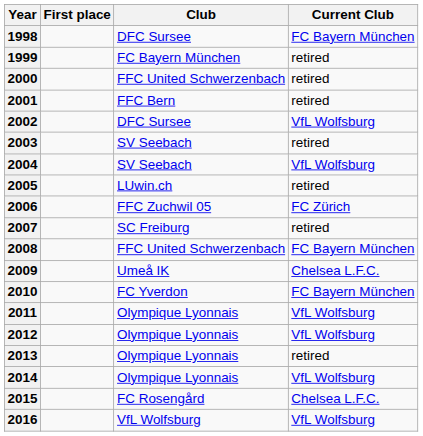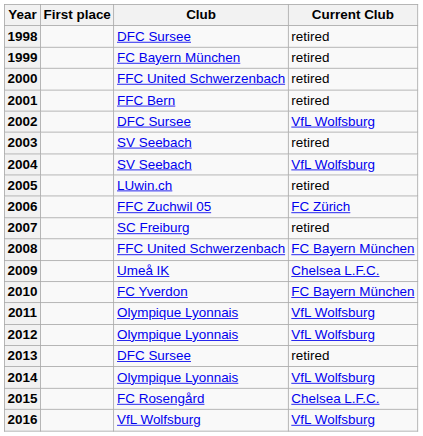(353, 36) FC Bayern München -> (310, 36) retired
(178, 356) Olympique Lyonnais -> (154, 356) DFC Sursee
